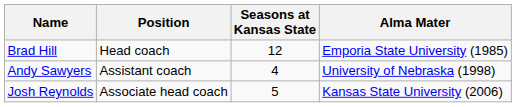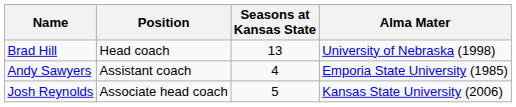(275, 50) 12 -> (275, 50) 13
(415, 50) Emporia State University (1985) -> (409, 50) University of Nebraska (1998)
(409, 71) University of Nebraska (1998) -> (415, 71) Emporia State University (1985)
